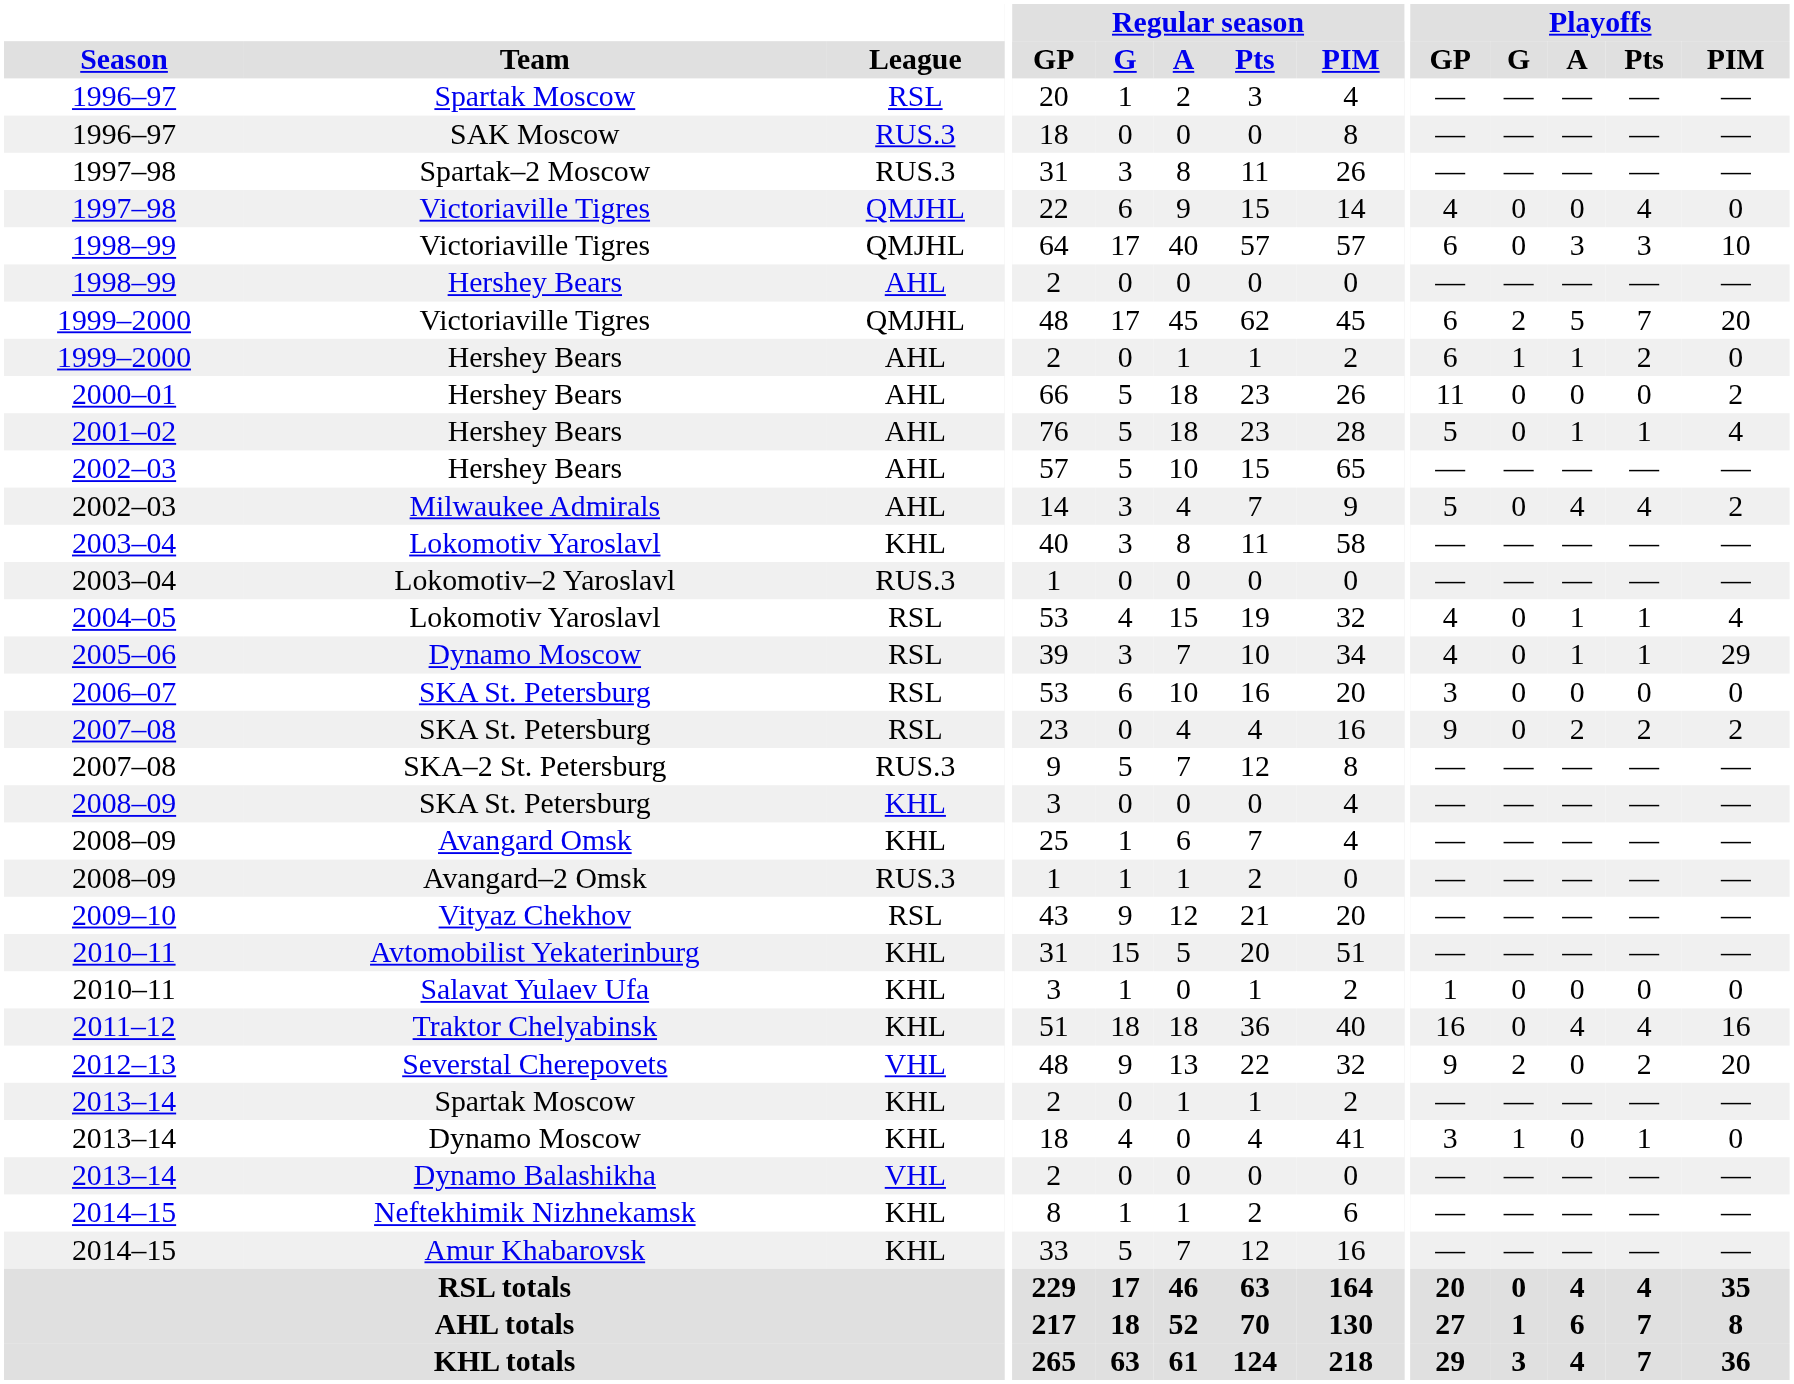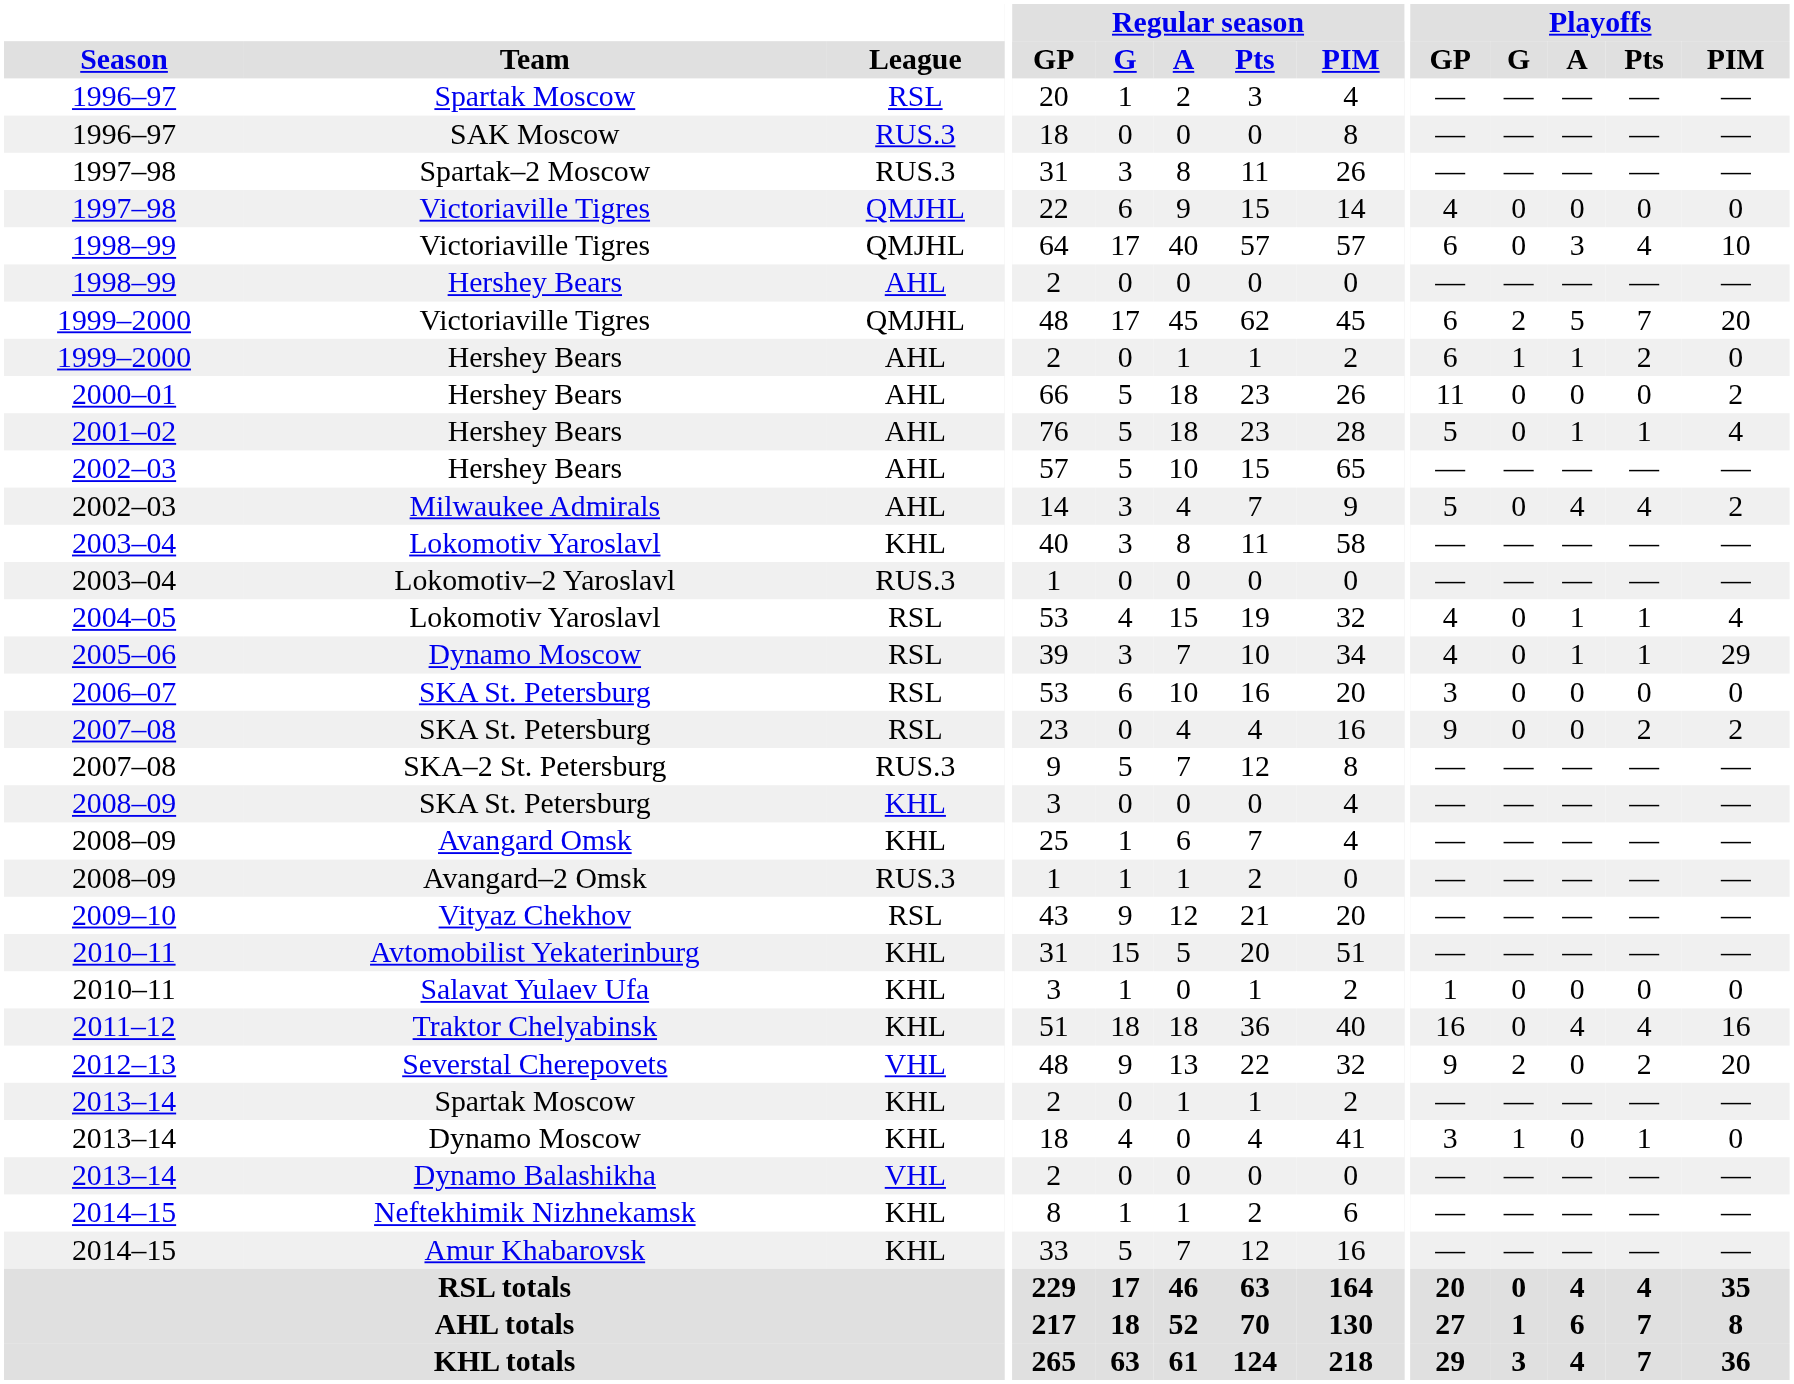(1644, 208) 4 -> (1644, 208) 0
(1644, 245) 3 -> (1644, 245) 4
(1577, 728) 2 -> (1577, 728) 0
